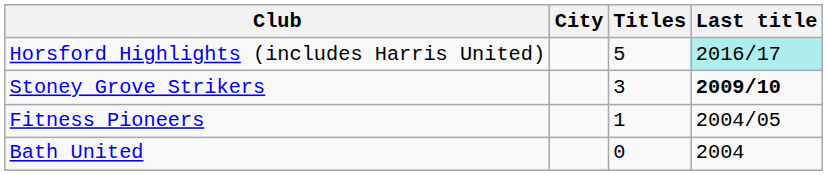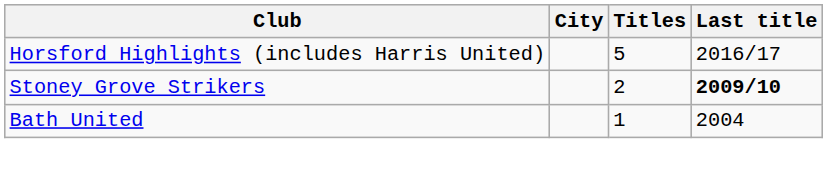(738, 54) paleturquoise background -> (738, 54) no background
(619, 87) 3 -> (619, 87) 2
- row: (107, 120)
(619, 154) 0 -> (619, 120) 1
